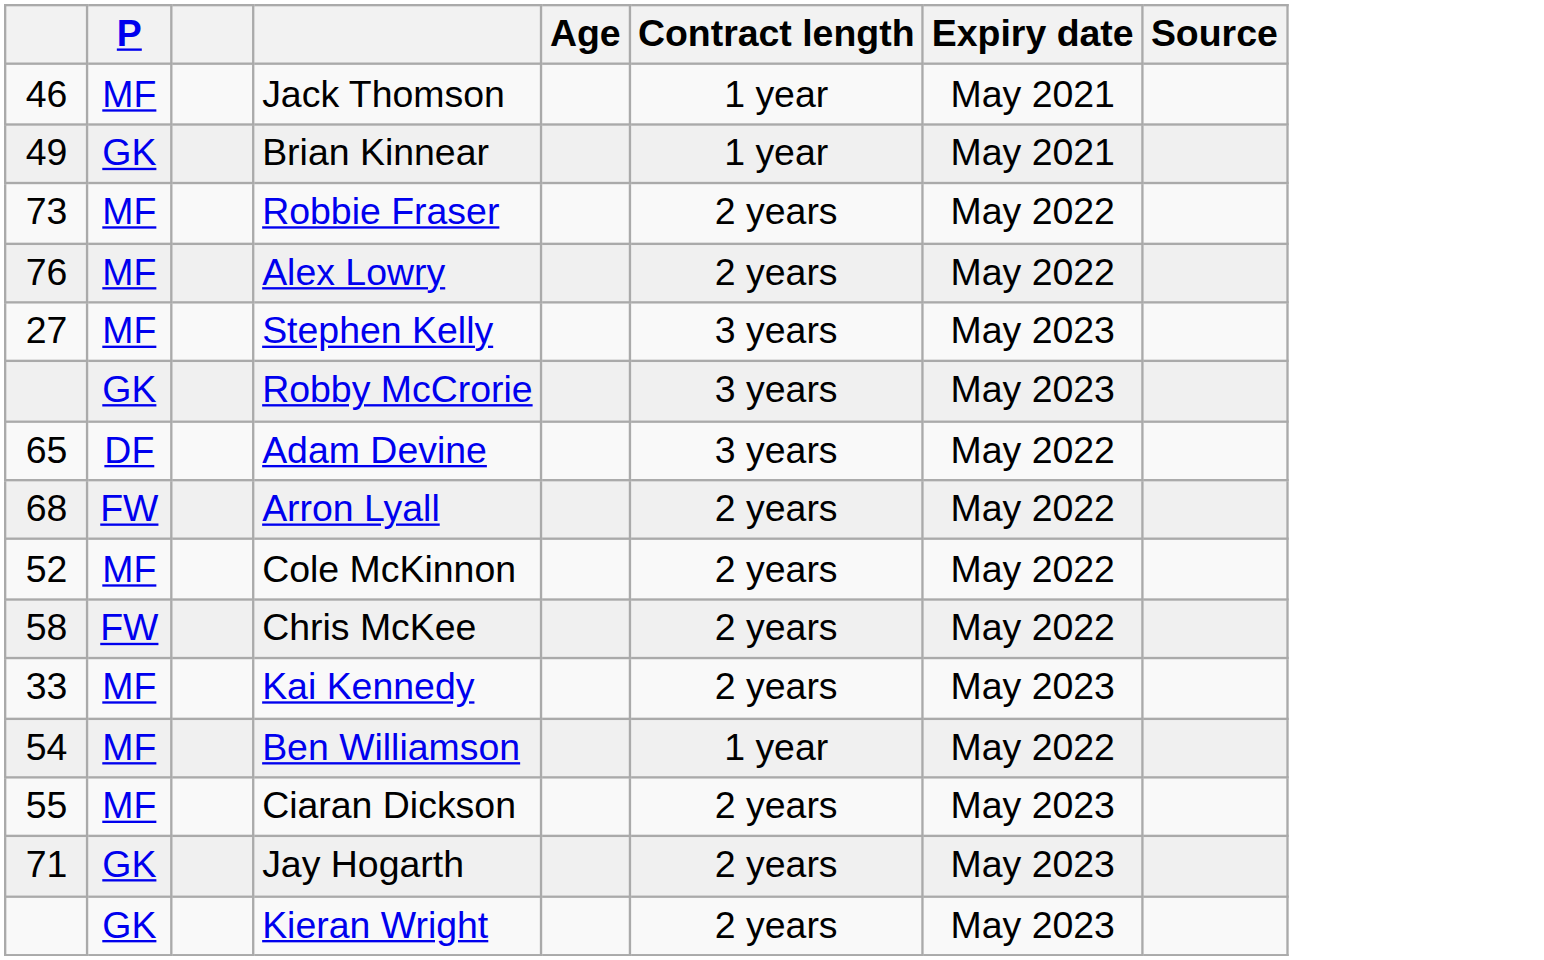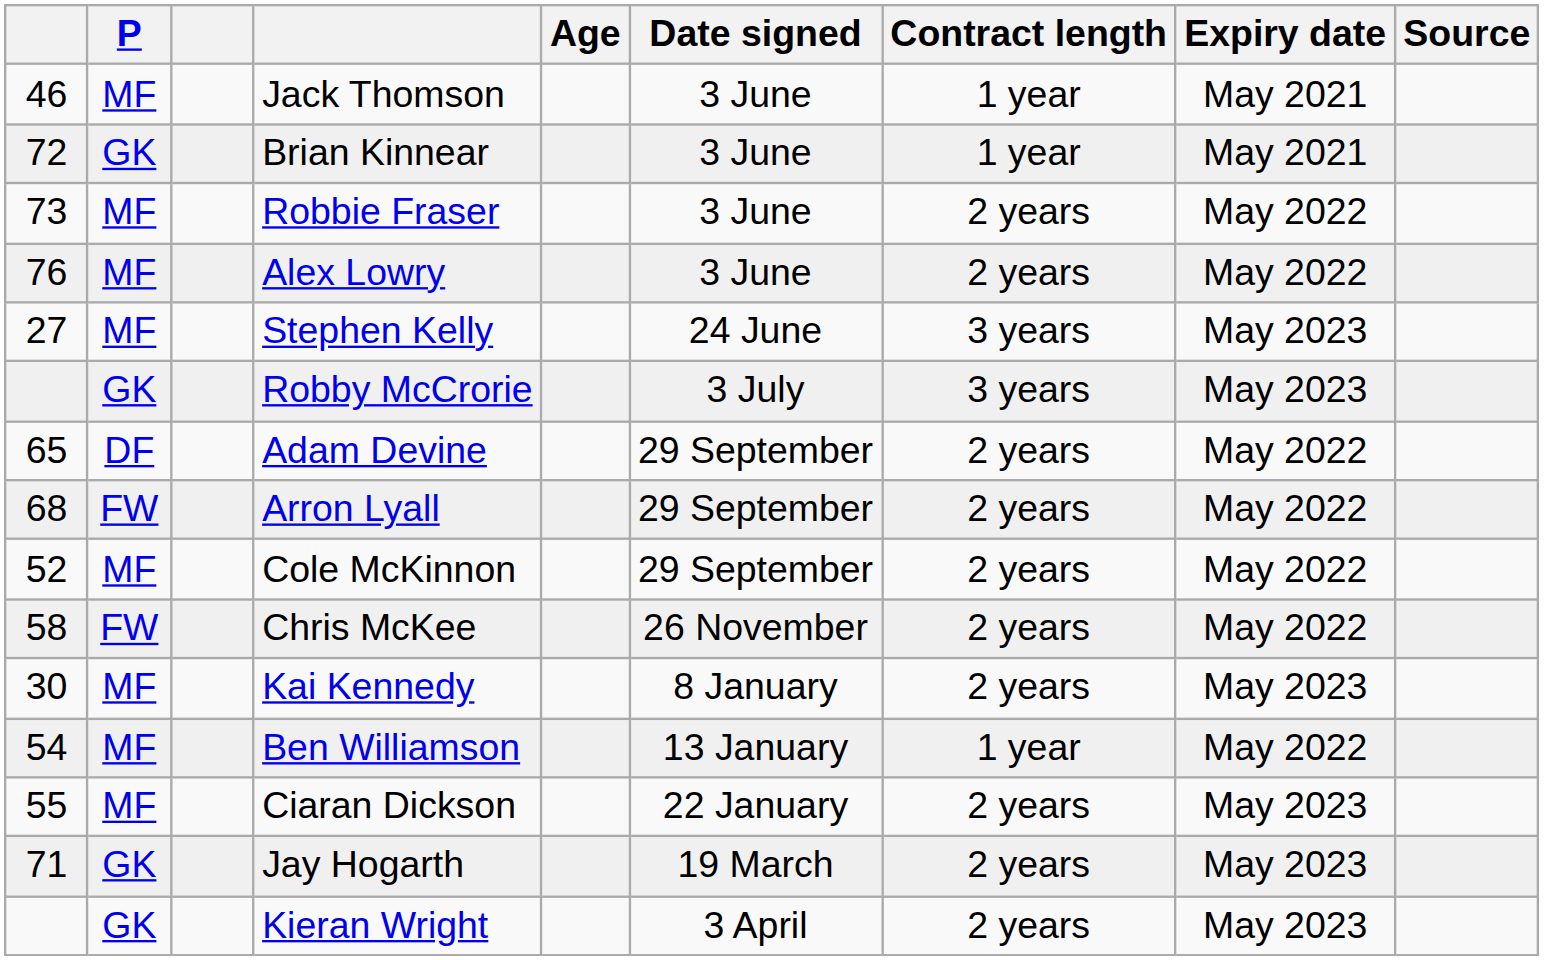+ column: (755, 34)
(47, 152) 49 -> (47, 152) 72
(776, 449) 3 years -> (1029, 449) 2 years
(47, 687) 33 -> (47, 687) 30
